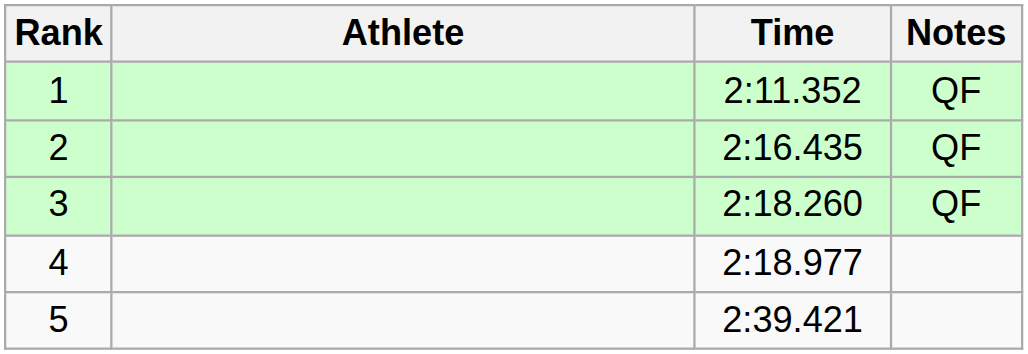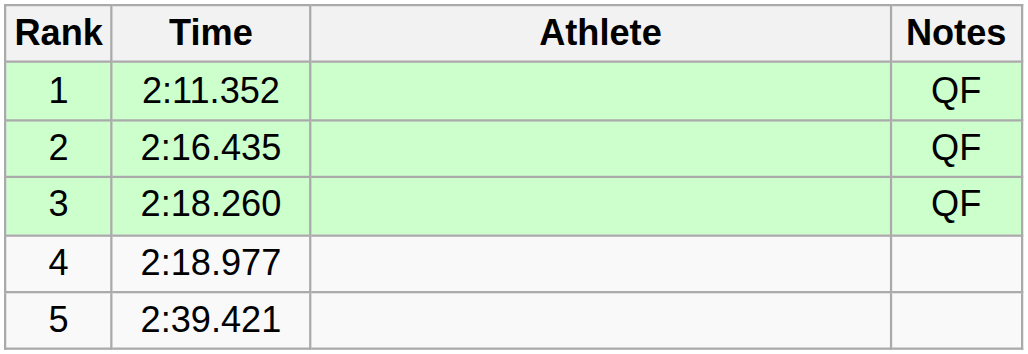columns swapped: (403, 33) <-> (793, 33)
